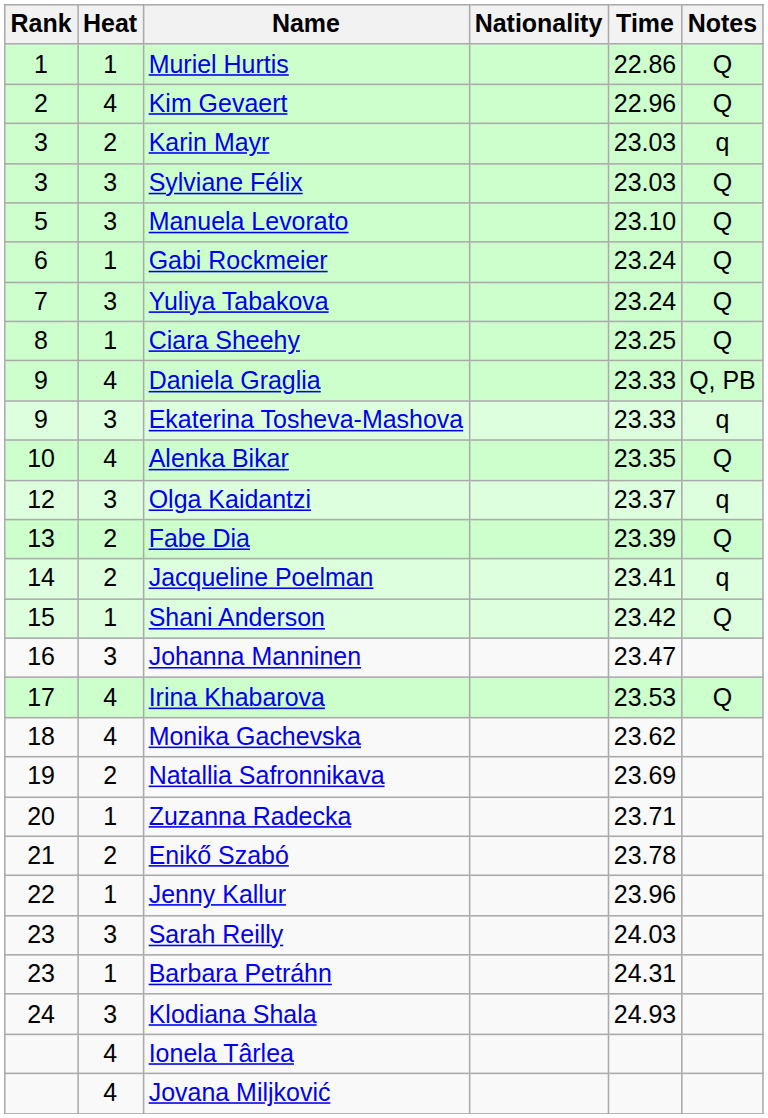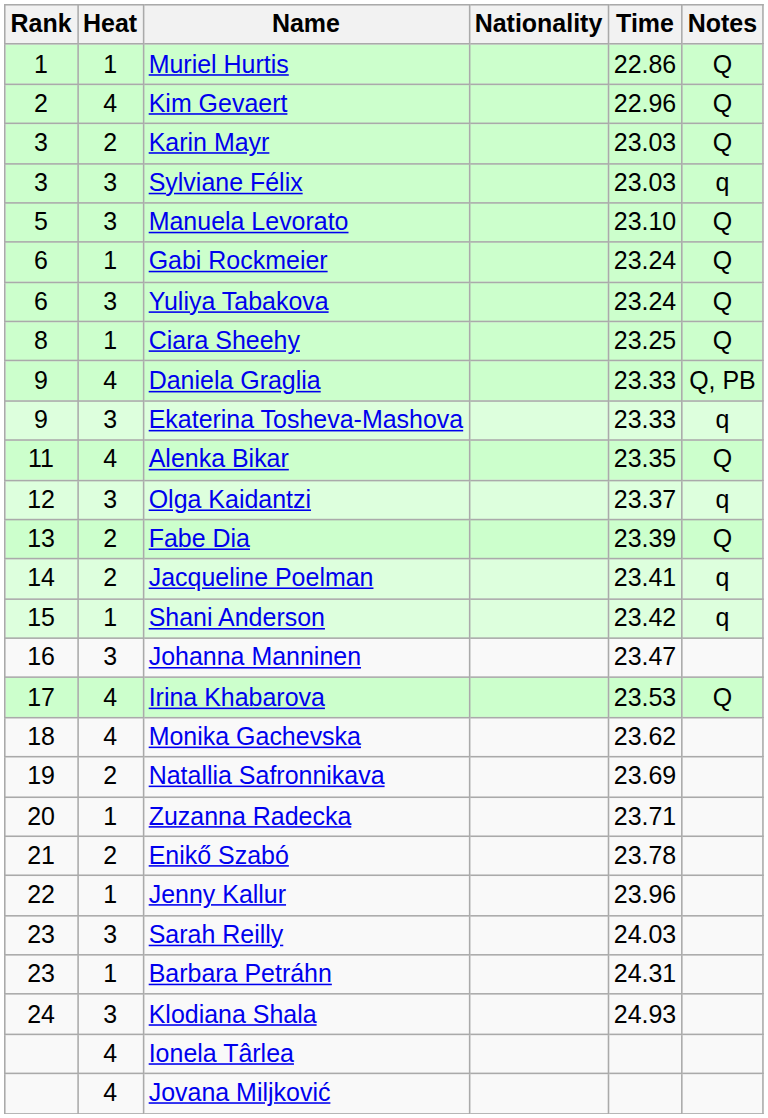(722, 143) q -> (722, 143) Q
(722, 182) Q -> (722, 182) q
(41, 301) 7 -> (41, 301) 6
(41, 459) 10 -> (41, 459) 11
(722, 618) Q -> (722, 618) q
